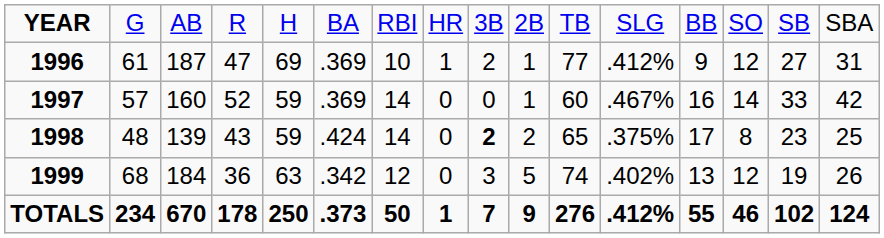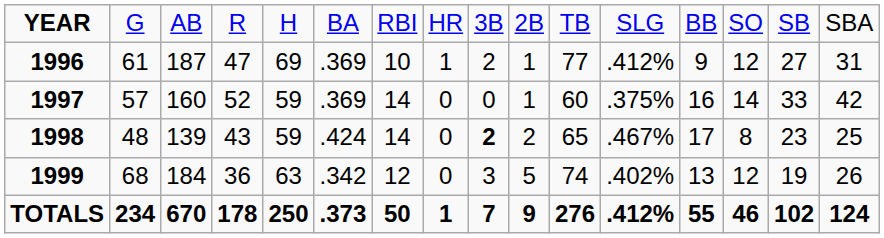(640, 99) .467% -> (640, 99) .375%
(640, 137) .375% -> (640, 137) .467%
